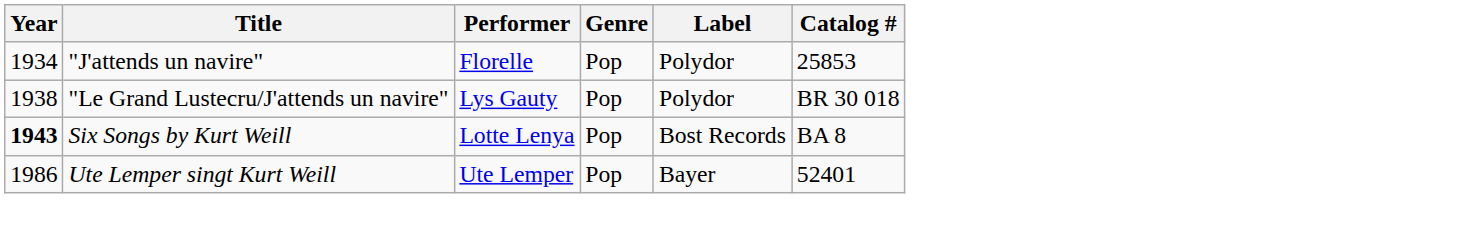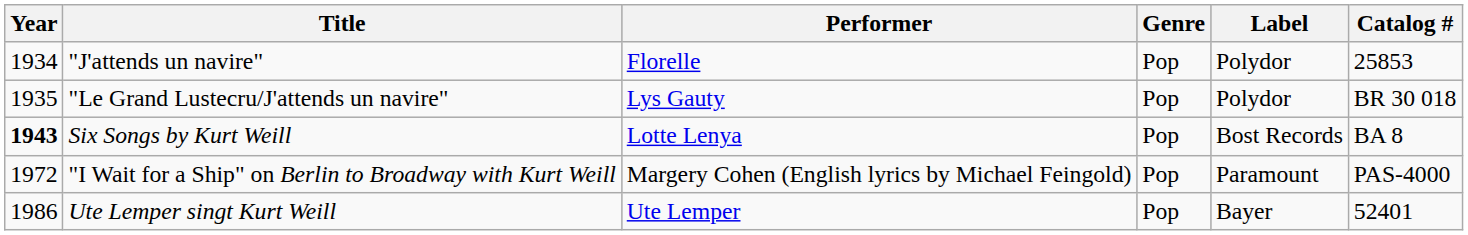(34, 98) 1938 -> (34, 98) 1935
+ row: (342, 173)
